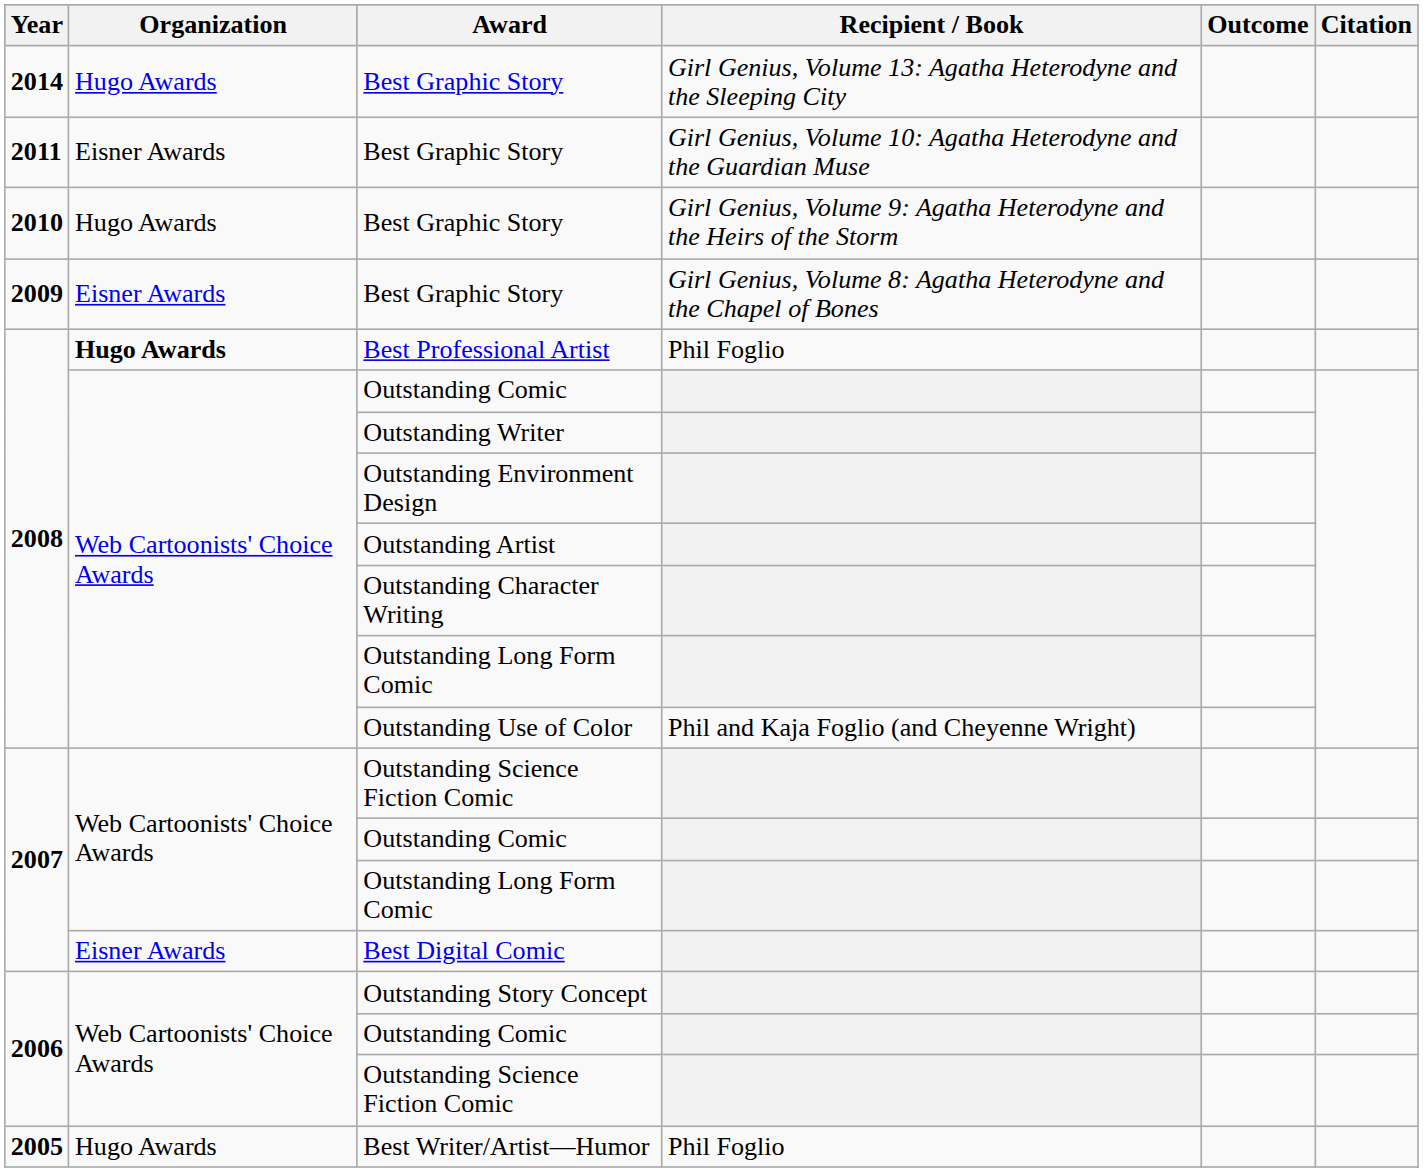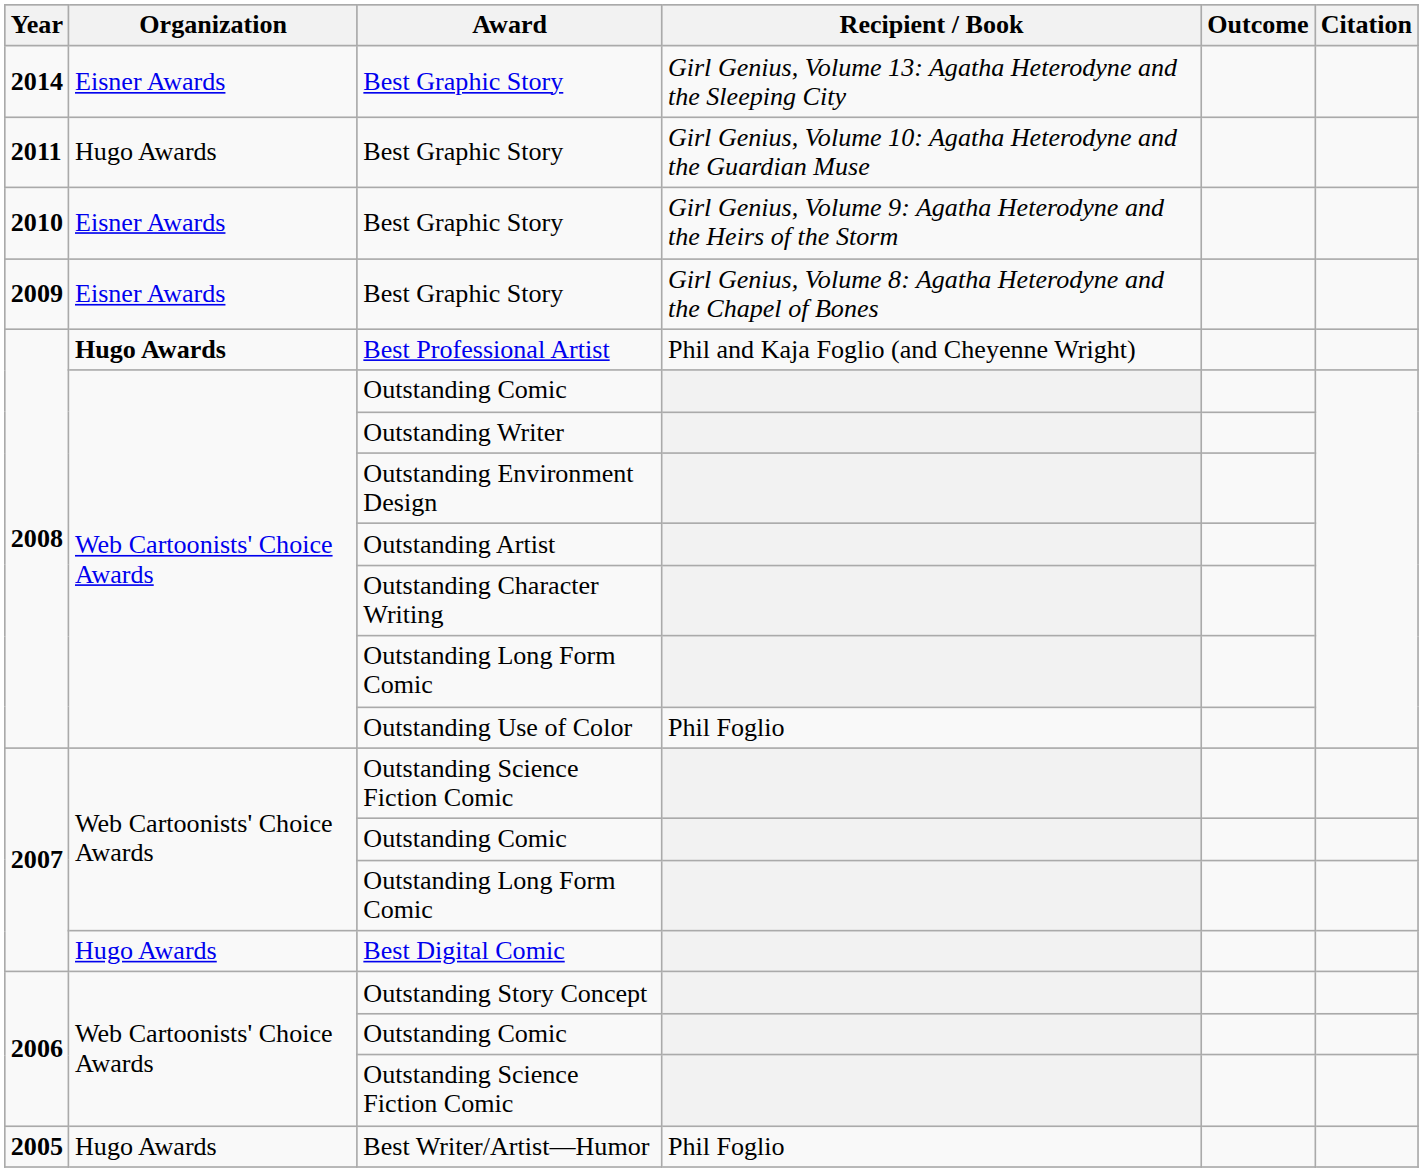(146, 81) Hugo Awards -> (150, 81) Eisner Awards
(150, 151) Eisner Awards -> (146, 151) Hugo Awards
(146, 222) Hugo Awards -> (150, 222) Eisner Awards
(726, 349) Phil Foglio -> (902, 349) Phil and Kaja Foglio (and Cheyenne Wright)
(902, 726) Phil and Kaja Foglio (and Cheyenne Wright) -> (726, 726) Phil Foglio
(150, 951) Eisner Awards -> (146, 951) Hugo Awards
